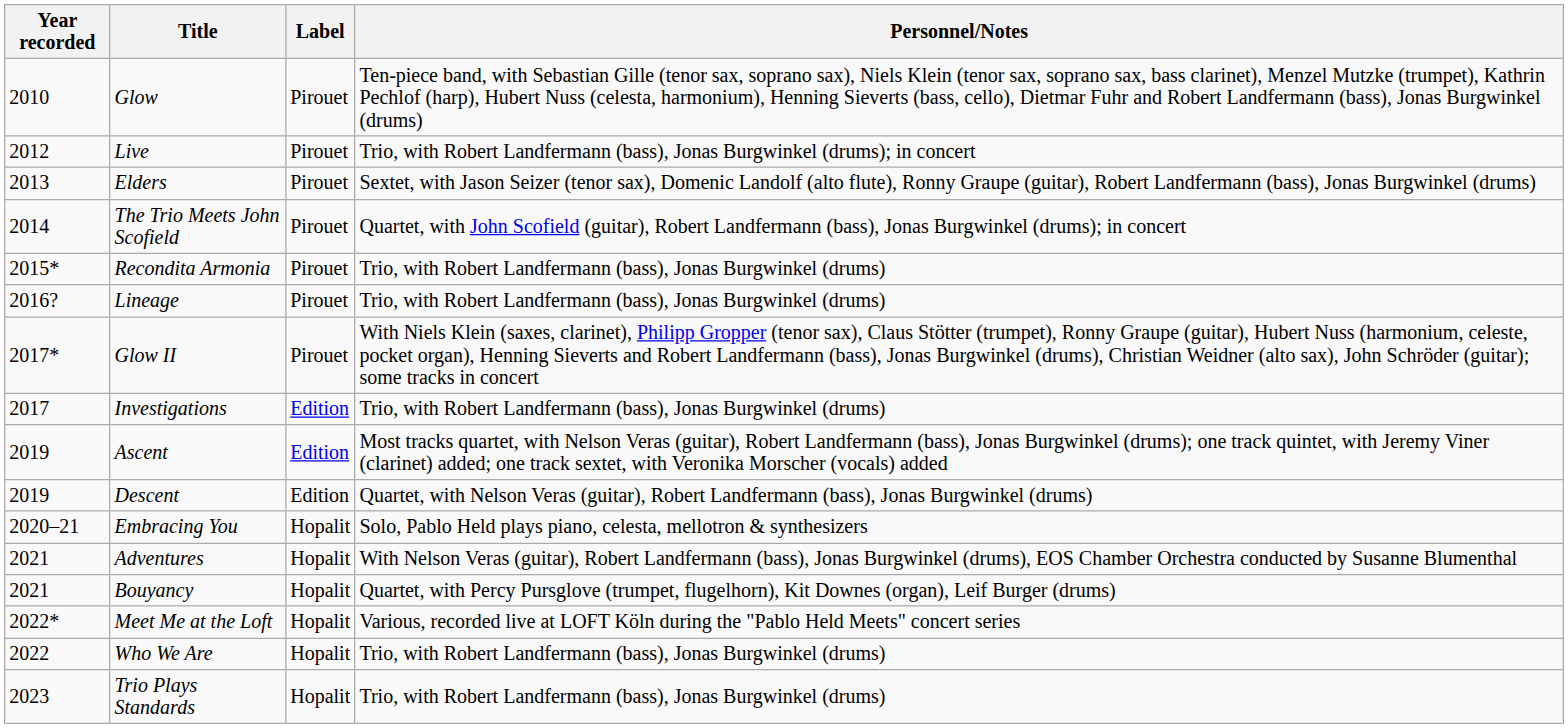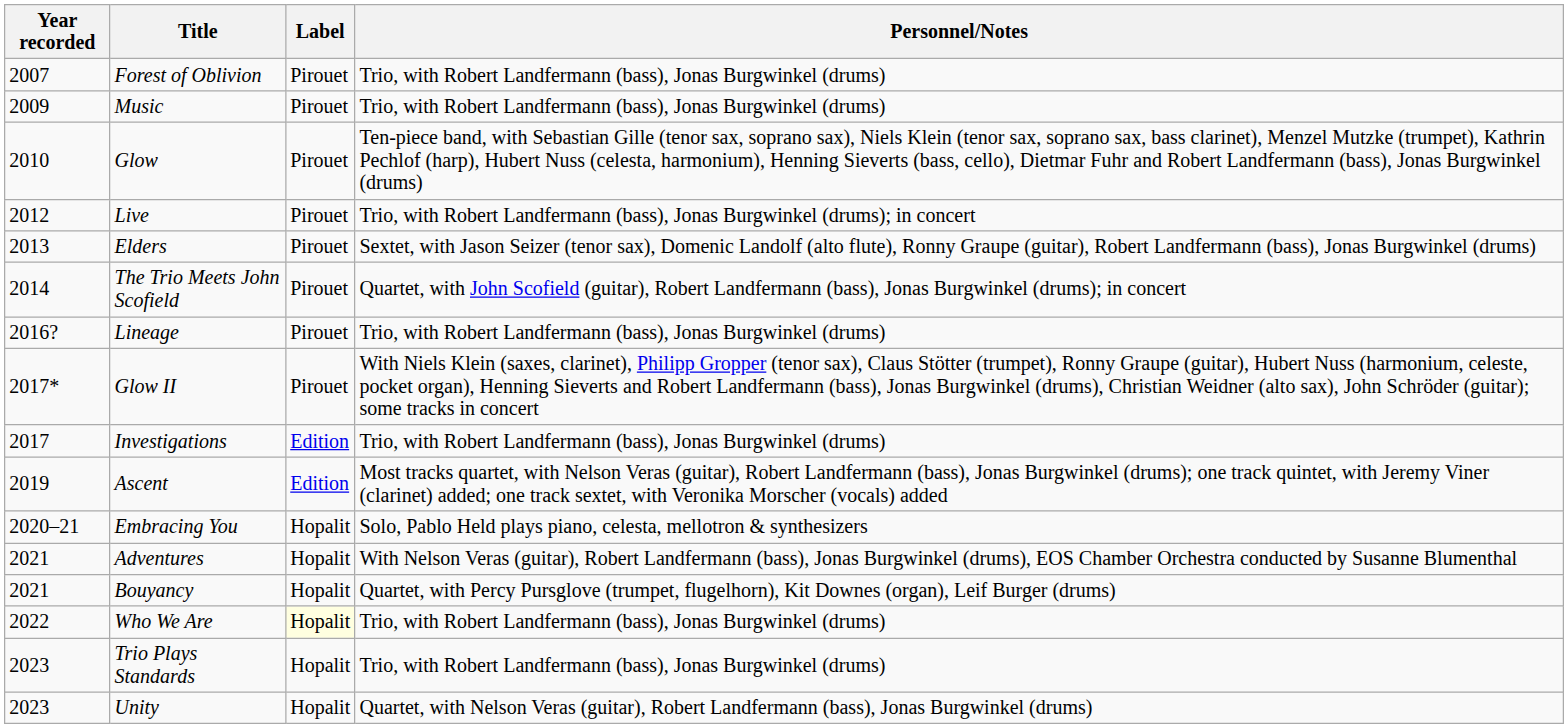+ row: (188, 74)
+ row: (139, 106)
- row: (192, 268)
- row: (147, 495)
- row: (193, 621)
(320, 653) no background -> (320, 621) lightyellow background
+ row: (137, 707)
